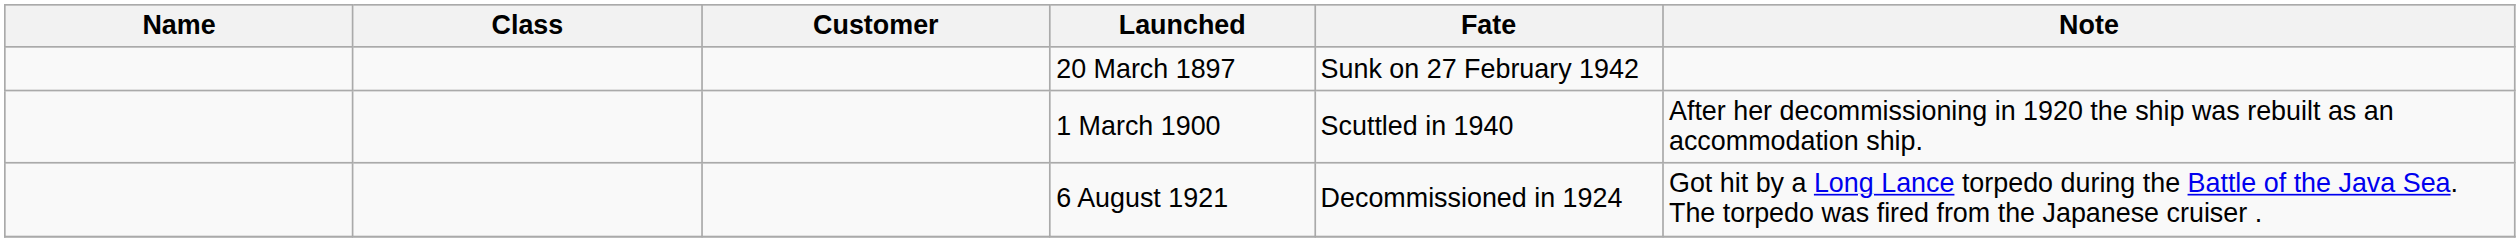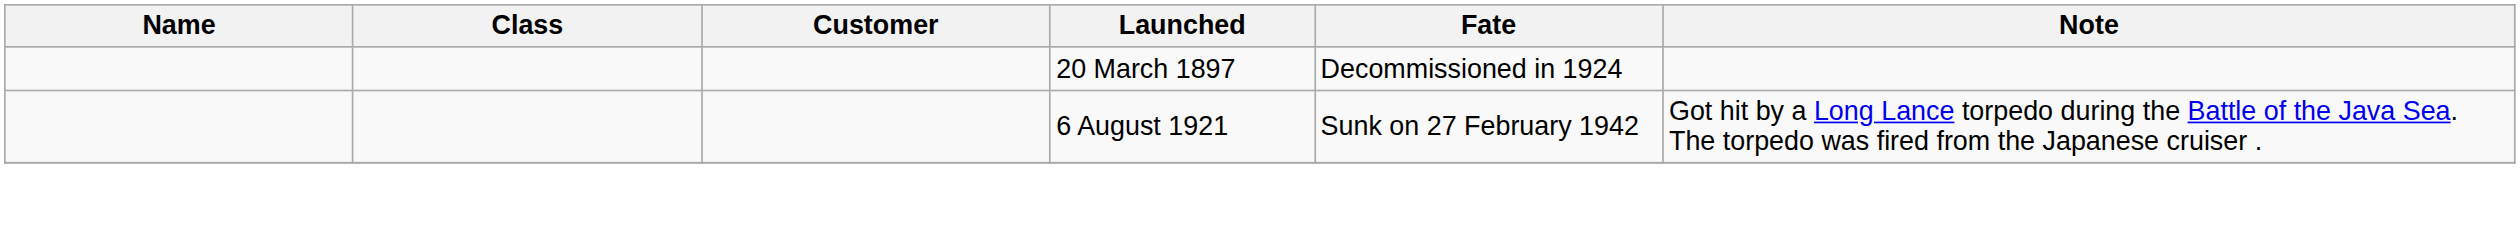(1480, 68) Sunk on 27 February 1942 -> (1472, 68) Decommissioned in 1924
- row: (1138, 126)
(1472, 199) Decommissioned in 1924 -> (1480, 126) Sunk on 27 February 1942
